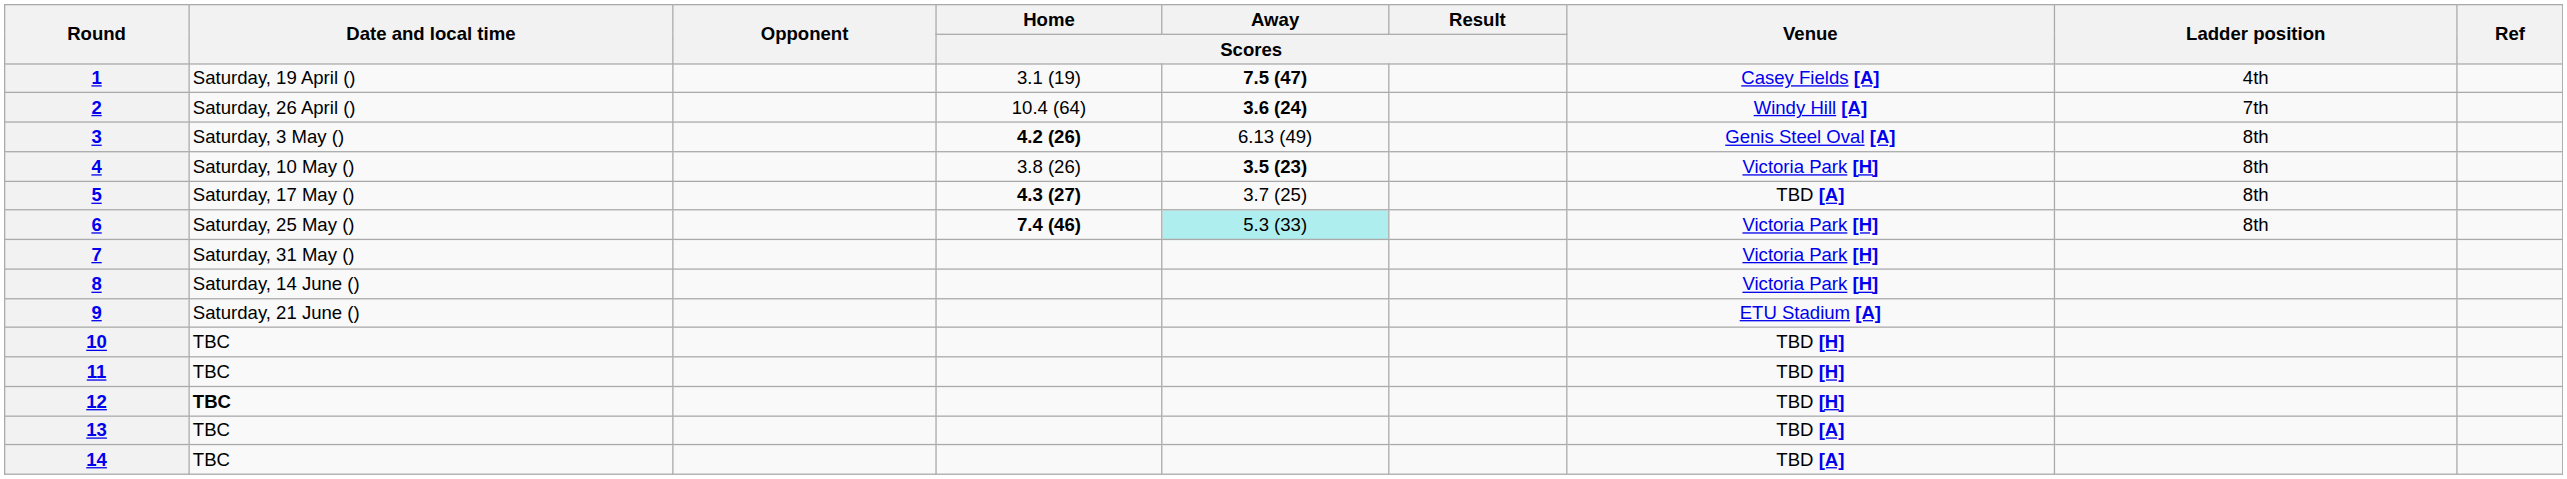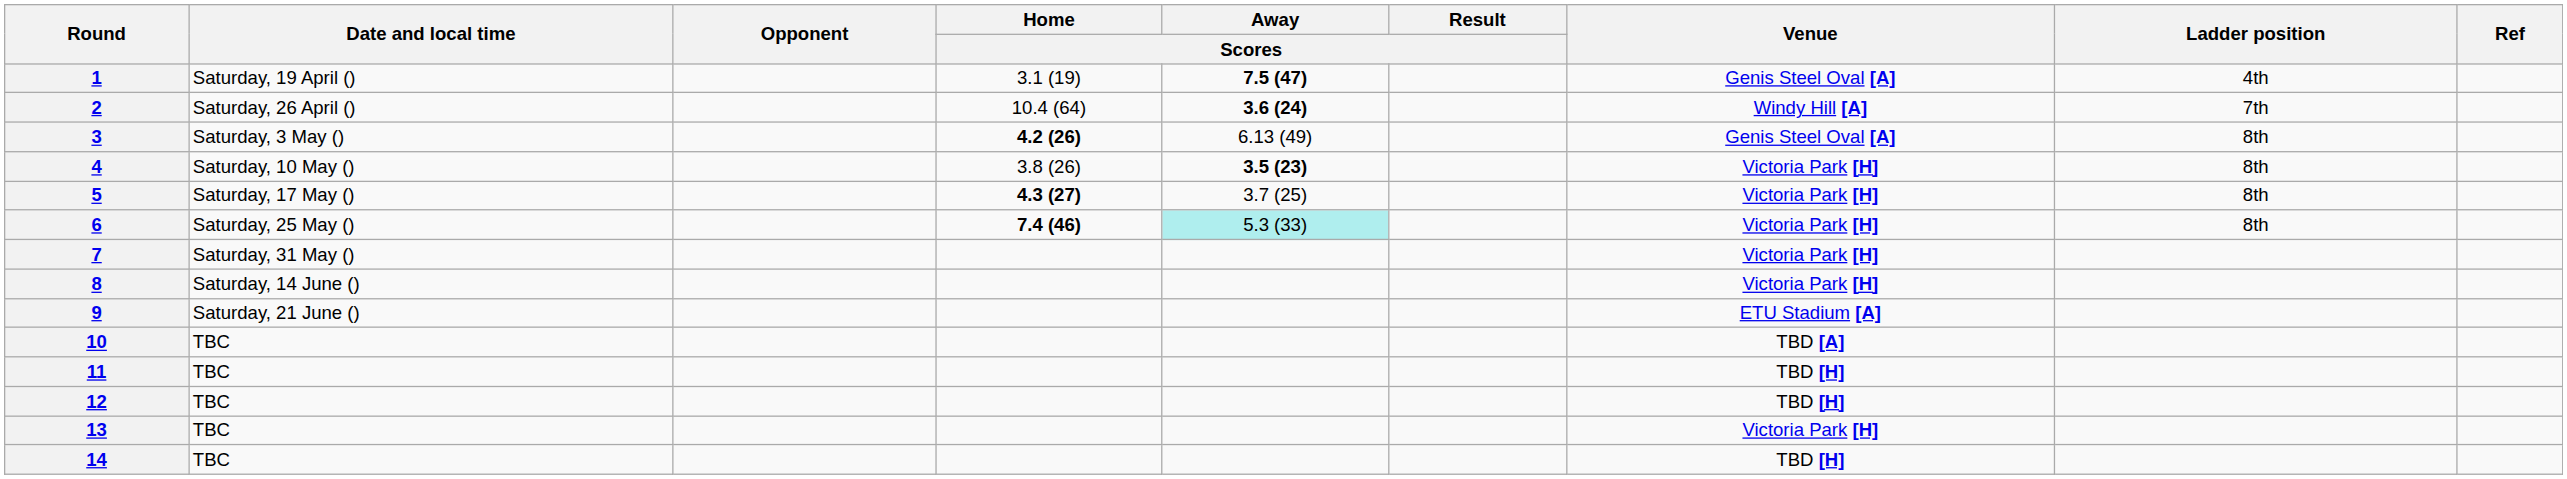(1810, 78) Casey Fields [A] -> (1810, 78) Genis Steel Oval [A]
(1810, 196) TBD [A] -> (1810, 196) Victoria Park [H]
(1810, 343) TBD [H] -> (1810, 343) TBD [A]
(212, 401) bold -> (211, 401) normal
(1810, 431) TBD [A] -> (1810, 431) Victoria Park [H]
(1810, 460) TBD [A] -> (1810, 460) TBD [H]
